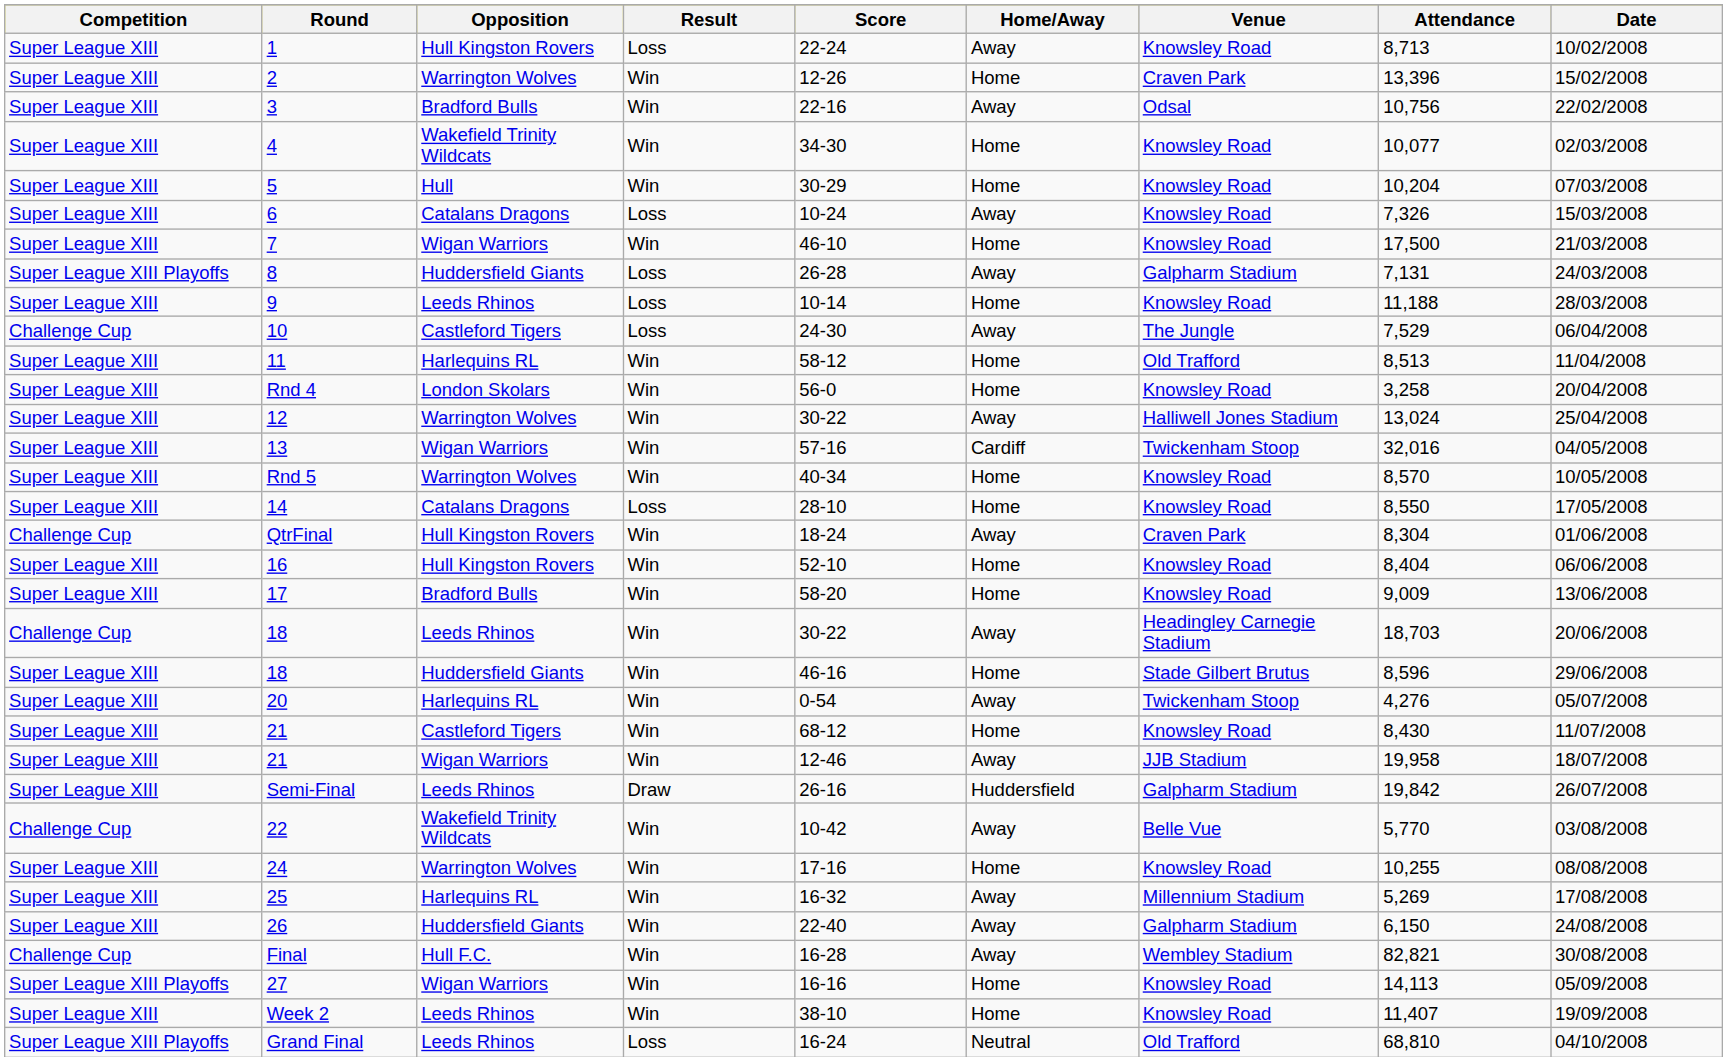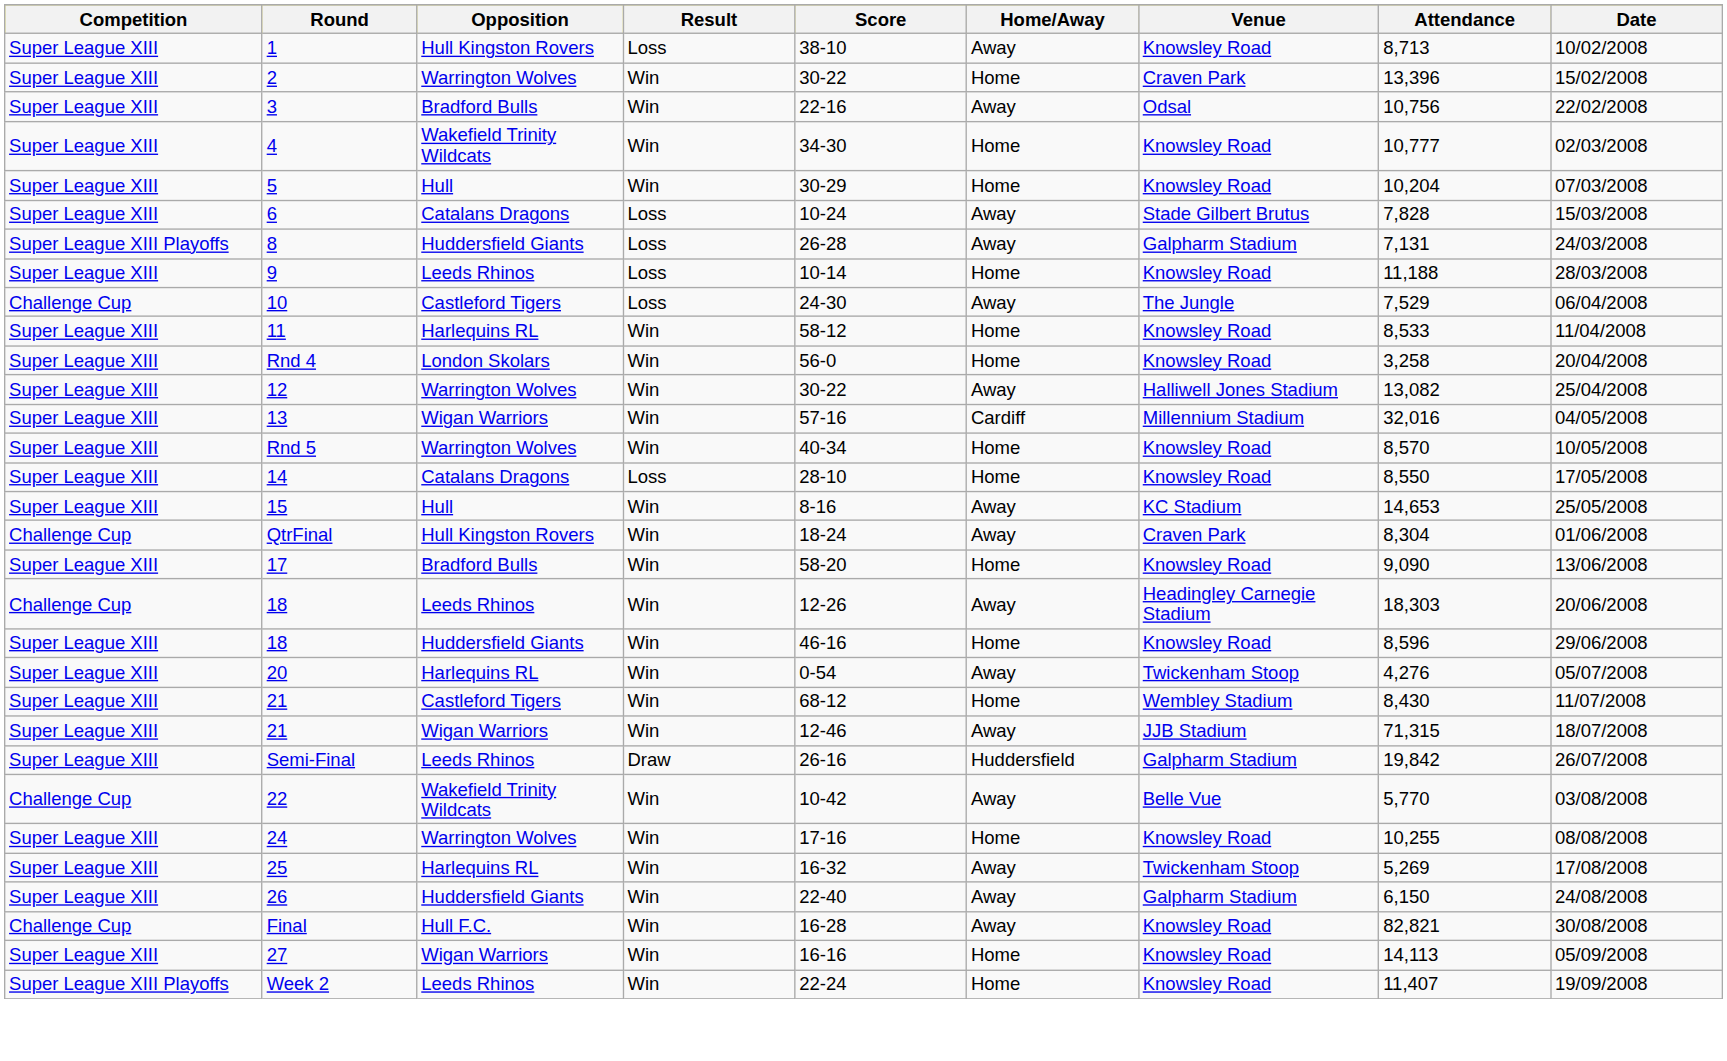(823, 48) 22-24 -> (823, 48) 38-10
(823, 77) 12-26 -> (823, 77) 30-22
(1411, 146) 10,077 -> (1411, 146) 10,777
(1207, 214) Knowsley Road -> (1226, 214) Stade Gilbert Brutus
(1406, 214) 7,326 -> (1406, 214) 7,828
- row: (272, 243)
(1191, 360) Old Trafford -> (1207, 331) Knowsley Road
(1406, 360) 8,513 -> (1406, 331) 8,533
(1411, 418) 13,024 -> (1411, 389) 13,082
(1221, 447) Twickenham Stoop -> (1223, 418) Millennium Stadium
+ row: (277, 506)
- row: (277, 564)
(1406, 593) 9,009 -> (1406, 564) 9,090
(823, 633) 30-22 -> (823, 603) 12-26
(1411, 633) 18,703 -> (1411, 603) 18,303
(1226, 672) Stade Gilbert Brutus -> (1207, 643) Knowsley Road
(1207, 730) Knowsley Road -> (1218, 701) Wembley Stadium
(1411, 759) 19,958 -> (1411, 730) 71,315
(1223, 896) Millennium Stadium -> (1221, 867) Twickenham Stoop
(1218, 955) Wembley Stadium -> (1207, 926) Knowsley Road
(119, 984) Super League XIII Playoffs -> (84, 955) Super League XIII
(84, 1013) Super League XIII -> (119, 984) Super League XIII Playoffs
(823, 1013) 38-10 -> (823, 984) 22-24
- row: (315, 1042)
